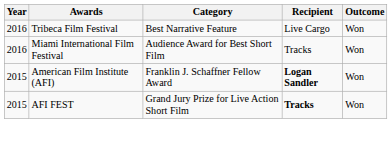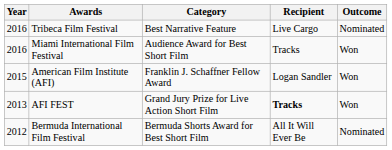(355, 28) Won -> (362, 28) Nominated
(301, 77) bold -> (302, 77) normal
(17, 104) 2015 -> (17, 104) 2013
+ row: (77, 132)
